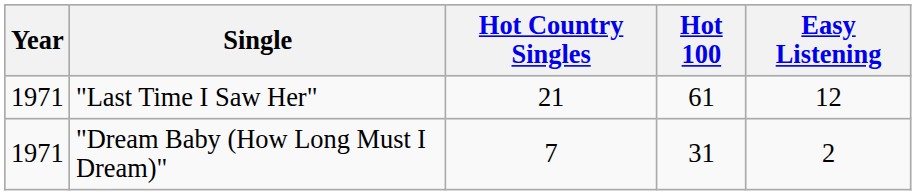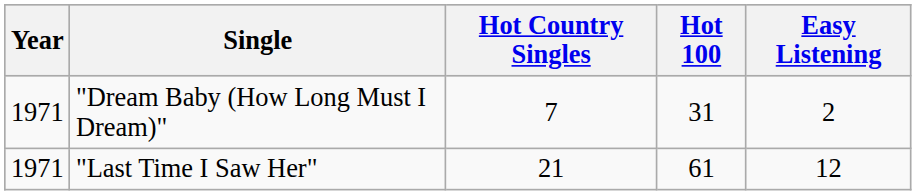rows swapped: (251, 153) <-> (197, 97)
